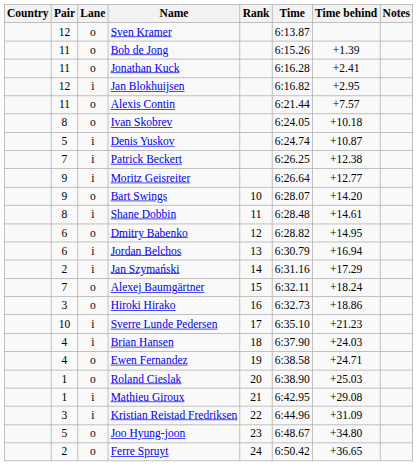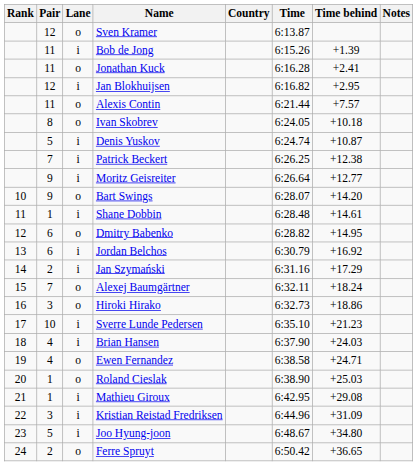columns swapped: (256, 13) <-> (28, 13)
(93, 50) o -> (78, 50) i
(64, 214) 8 -> (50, 214) 1
(346, 251) +16.94 -> (346, 251) +16.92
(93, 433) o -> (78, 433) i
